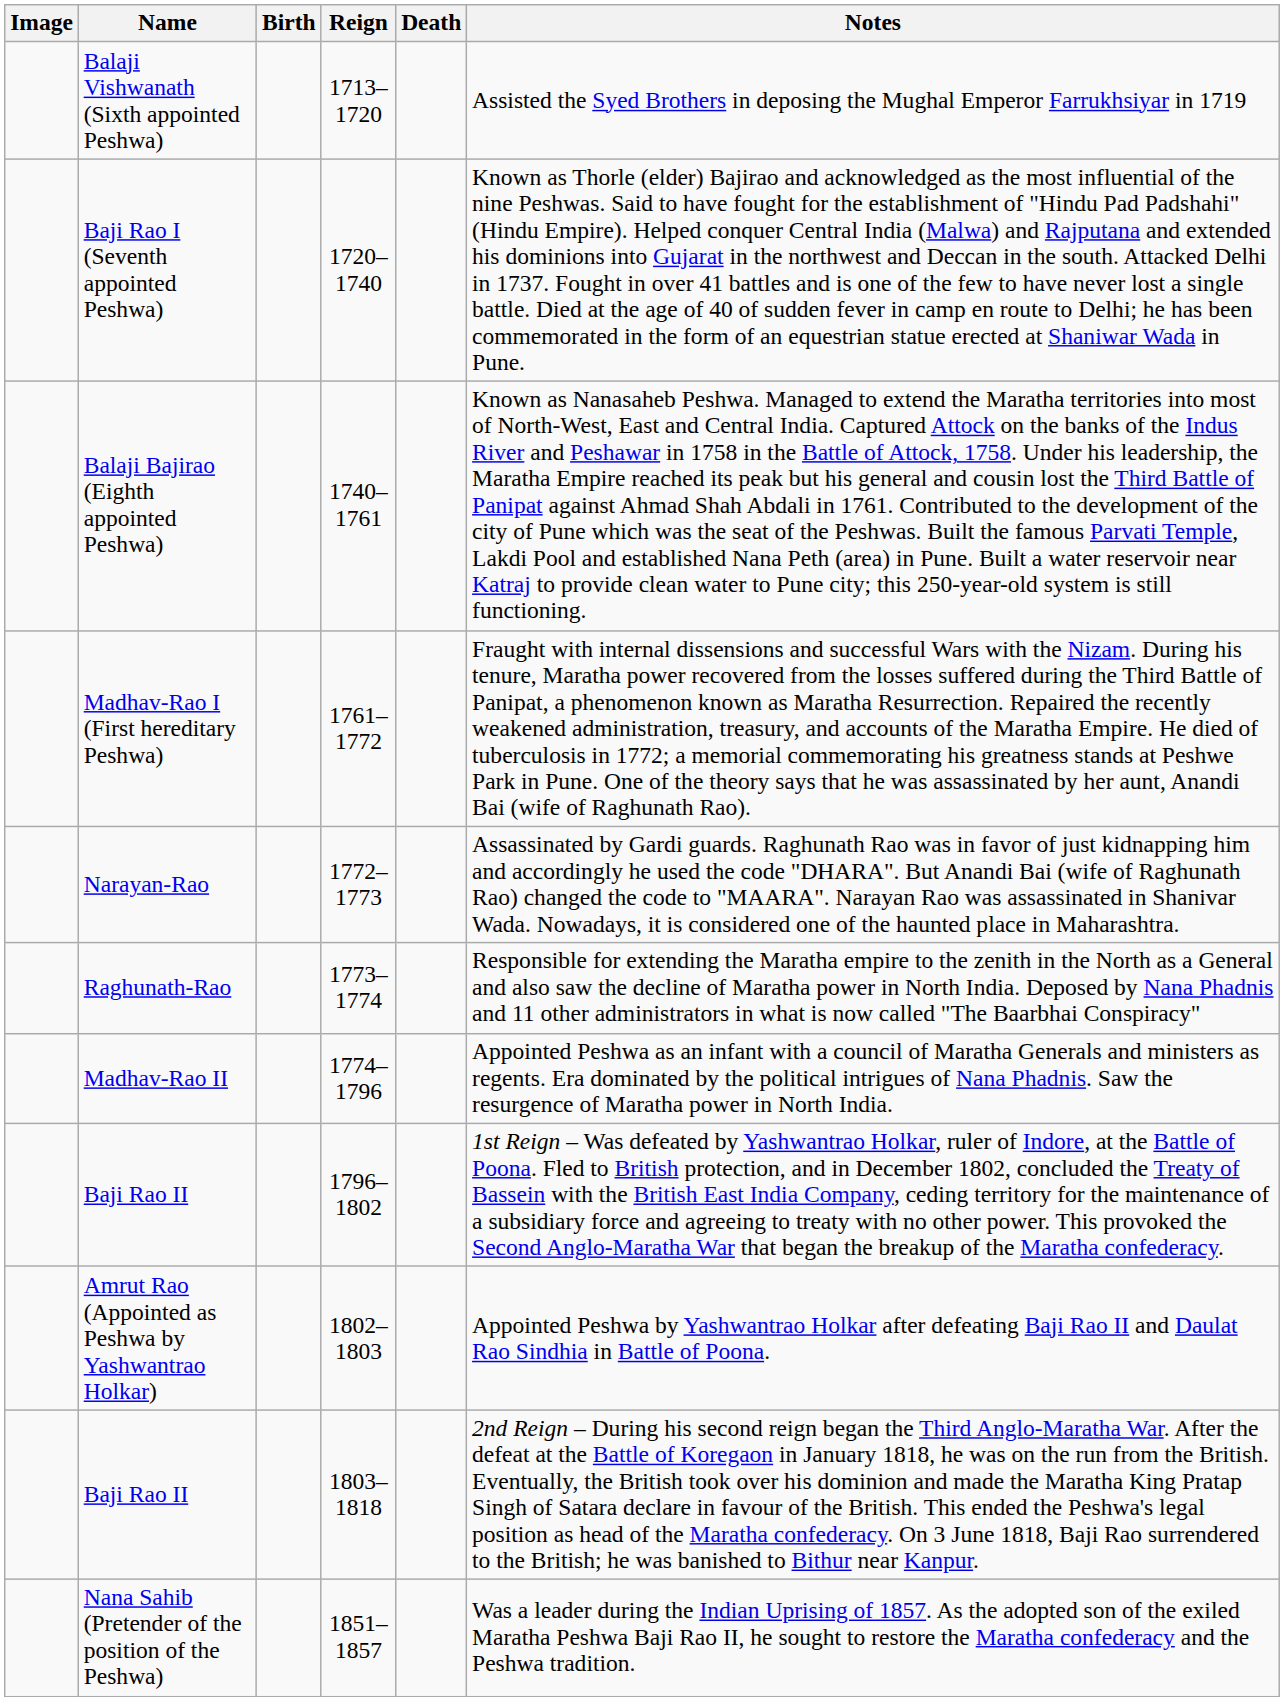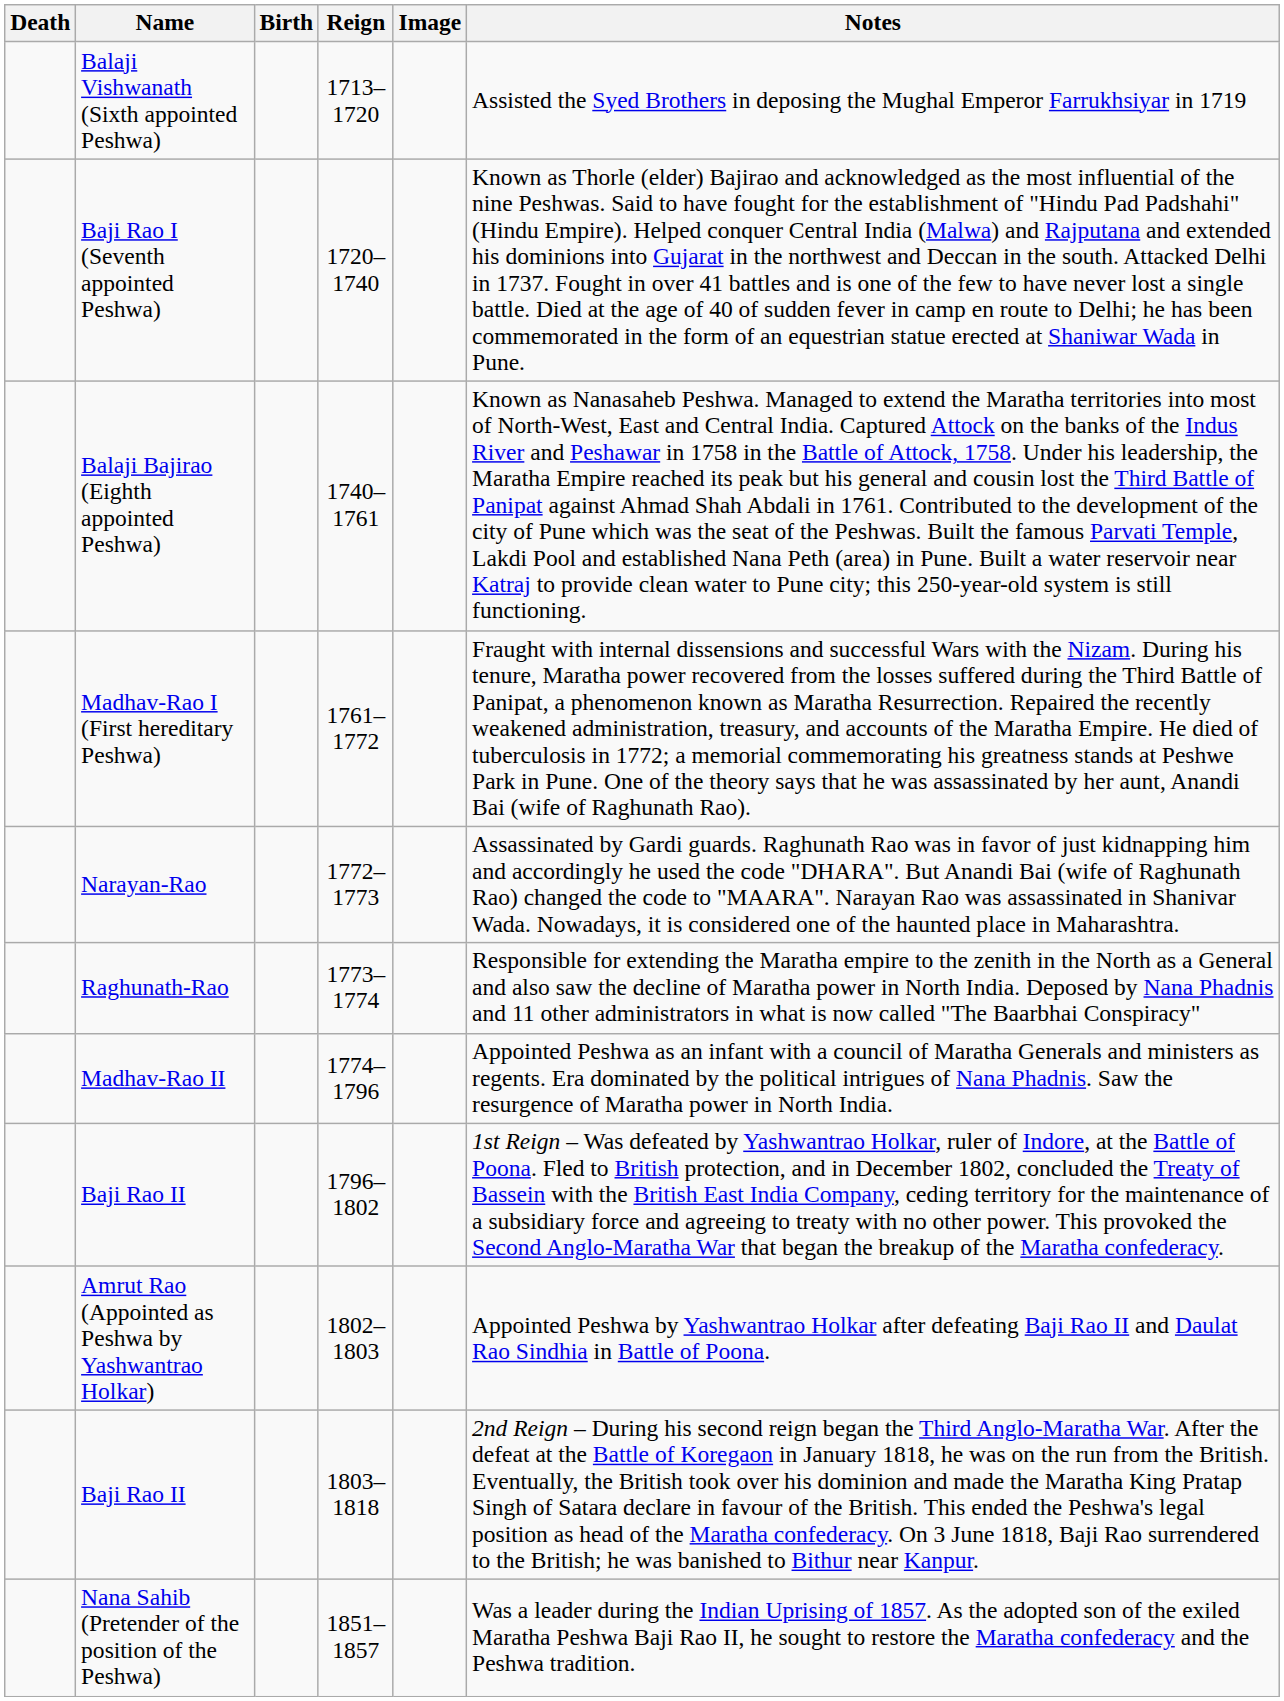columns swapped: (42, 23) <-> (431, 23)
